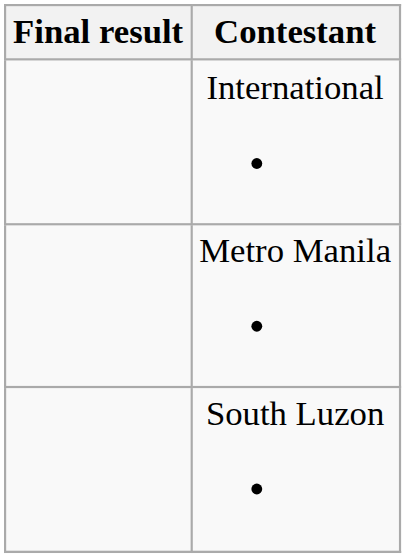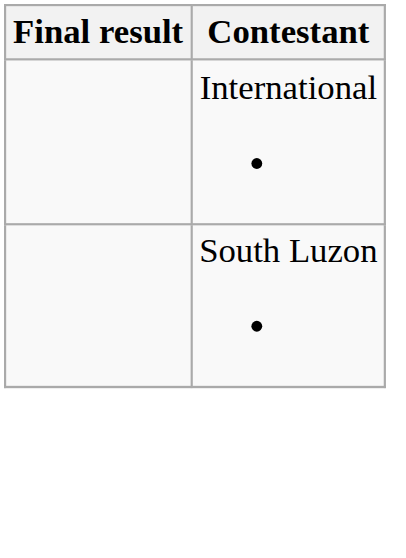- row: (295, 288)
